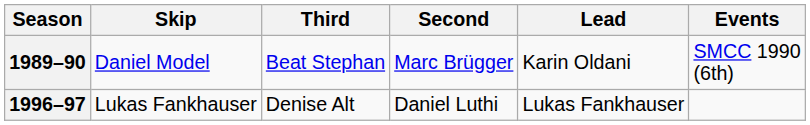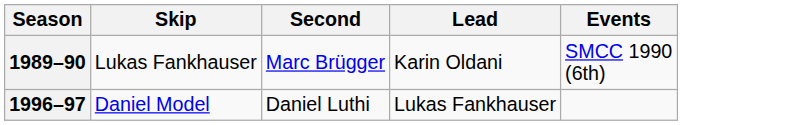- column: (325, 20)
(152, 62) Daniel Model -> (176, 62) Lukas Fankhauser
(176, 104) Lukas Fankhauser -> (152, 104) Daniel Model
